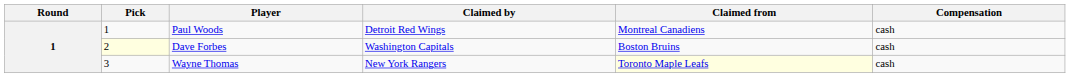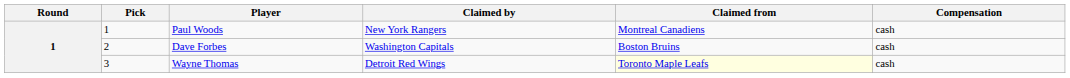(405, 30) Detroit Red Wings -> (406, 30) New York Rangers
(107, 47) lightyellow background -> (107, 47) no background
(406, 64) New York Rangers -> (405, 64) Detroit Red Wings
